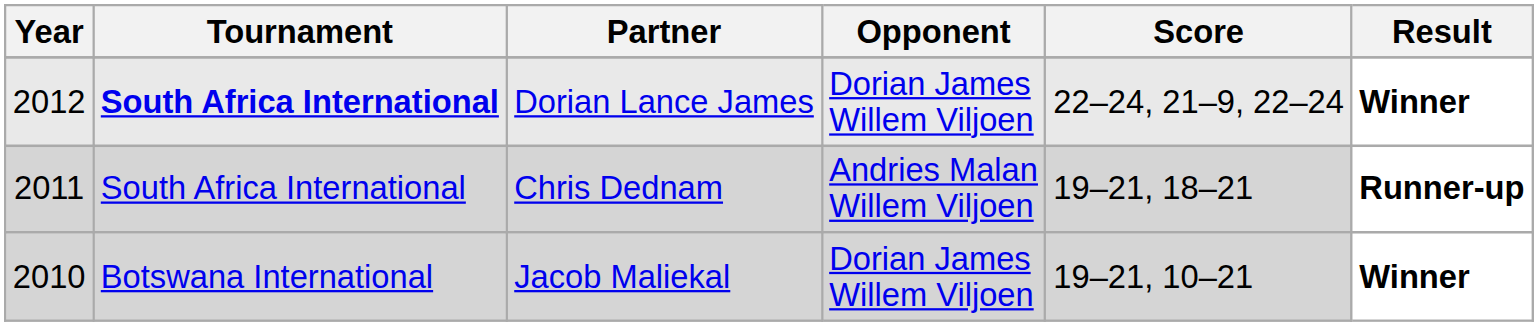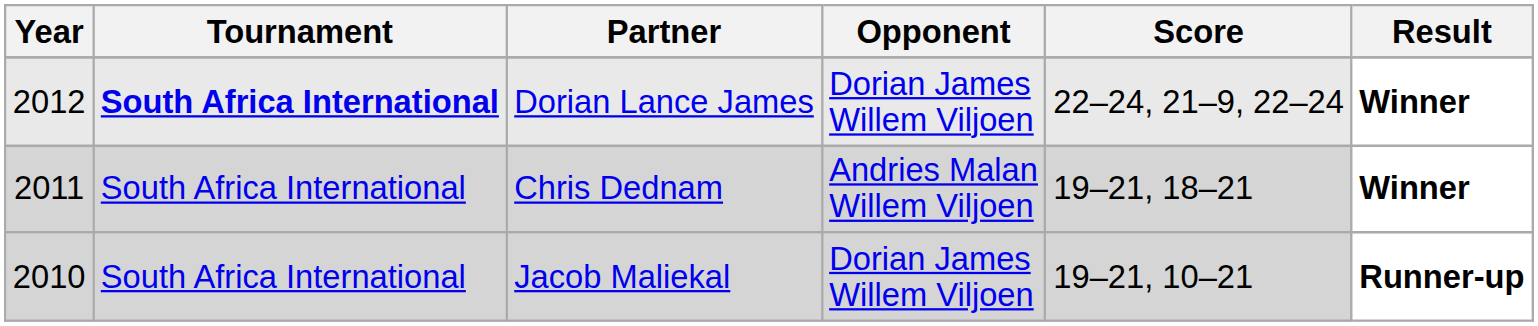(1442, 189) Runner-up -> (1415, 189) Winner
(267, 277) Botswana International -> (283, 277) South Africa International
(1415, 277) Winner -> (1442, 277) Runner-up
